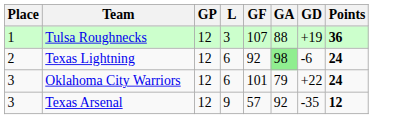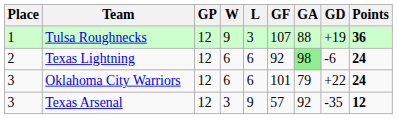+ column: (232, 15)
